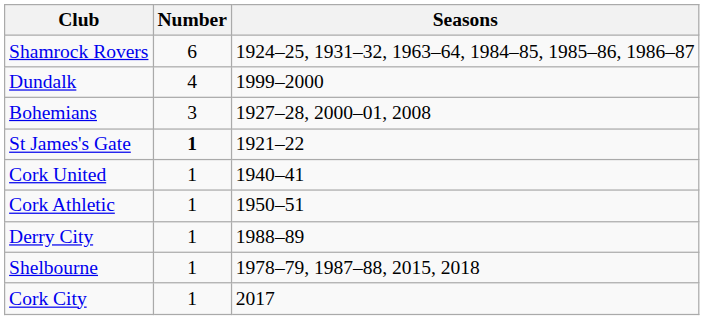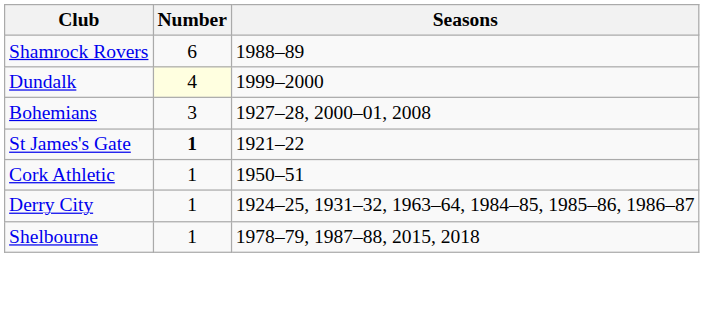(465, 50) 1924–25, 1931–32, 1963–64, 1984–85, 1985–86, 1986–87 -> (270, 50) 1988–89
(192, 81) no background -> (192, 81) lightyellow background
- row: (58, 174)
(270, 236) 1988–89 -> (465, 205) 1924–25, 1931–32, 1963–64, 1984–85, 1985–86, 1986–87
- row: (48, 298)
